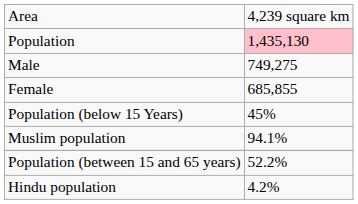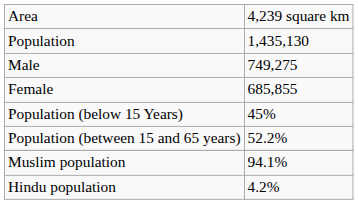(278, 41) pink background -> (278, 41) no background
rows swapped: (124, 162) <-> (67, 138)
